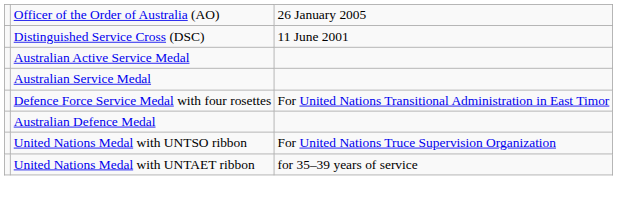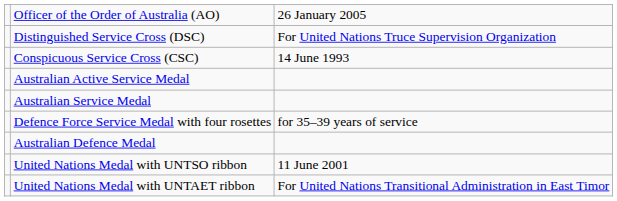(313, 36) 11 June 2001 -> (417, 36) For United Nations Truce Supervision Organization
+ row: (106, 57)
(443, 100) For United Nations Transitional Administration in East Timor -> (348, 121) for 35–39 years of service
(417, 143) For United Nations Truce Supervision Organization -> (313, 164) 11 June 2001
(348, 164) for 35–39 years of service -> (443, 185) For United Nations Transitional Administration in East Timor
